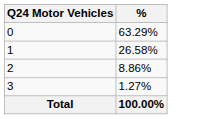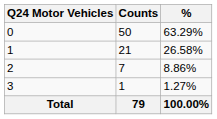+ column: (138, 13)
